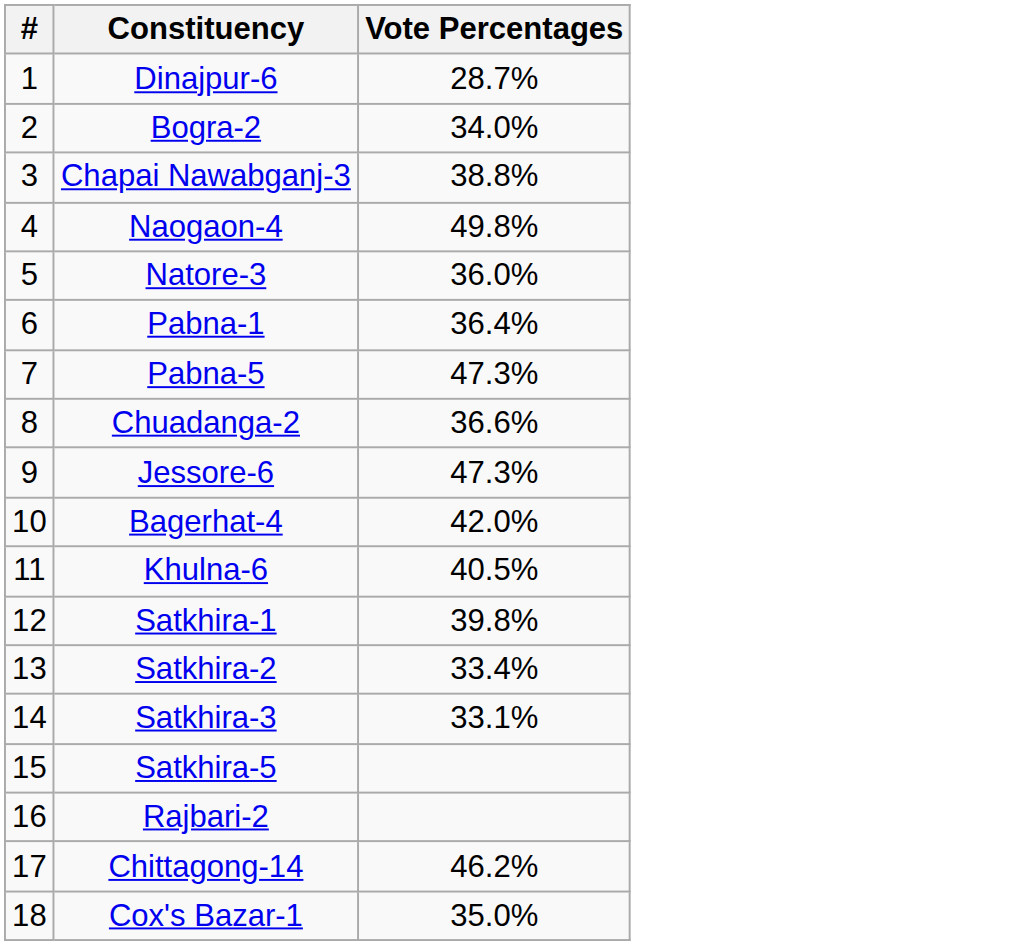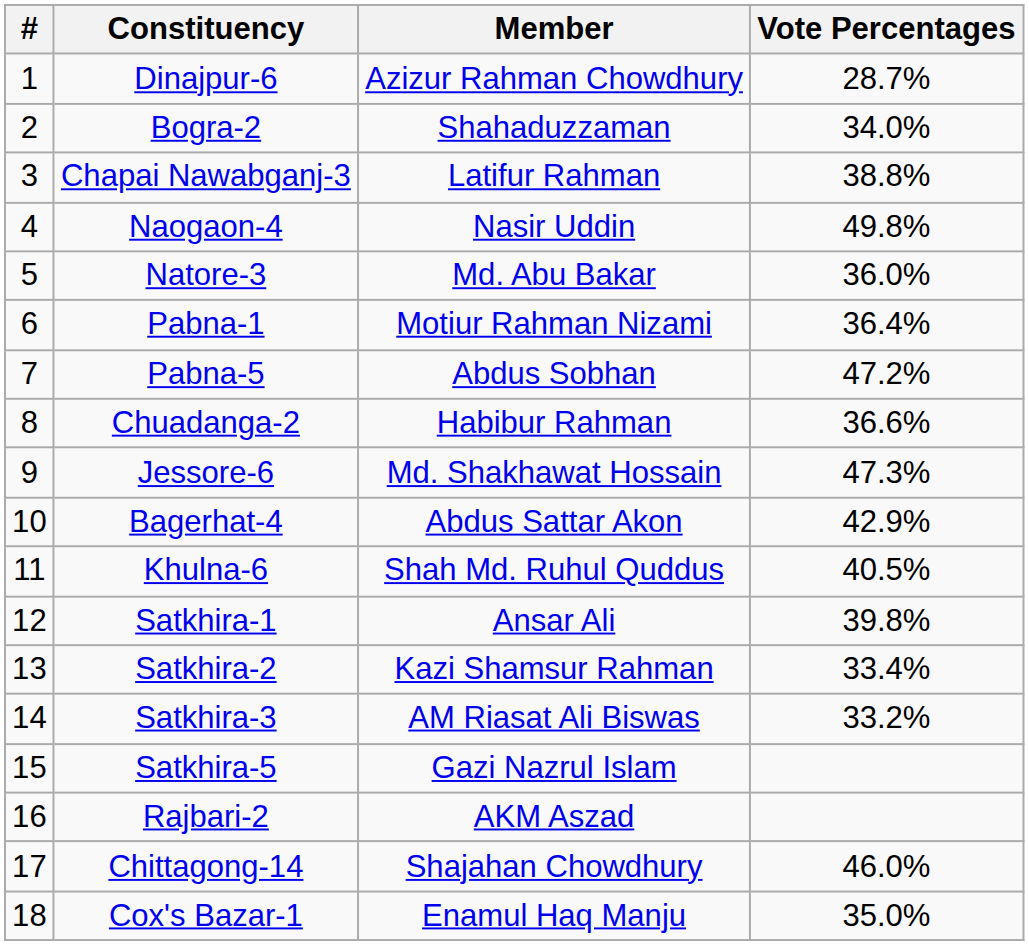+ column: (554, 29)
(494, 373) 47.3% -> (886, 373) 47.2%
(494, 521) 42.0% -> (886, 521) 42.9%
(494, 718) 33.1% -> (886, 718) 33.2%
(494, 865) 46.2% -> (886, 865) 46.0%
